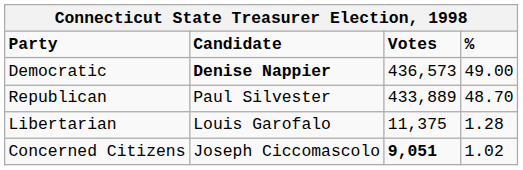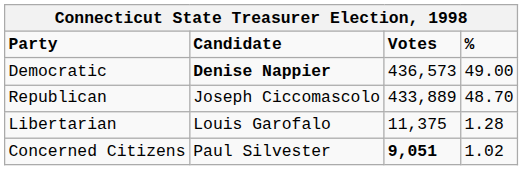(262, 98) Paul Silvester -> (287, 98) Joseph Ciccomascolo
(287, 151) Joseph Ciccomascolo -> (262, 151) Paul Silvester
